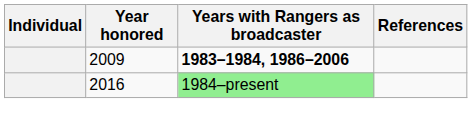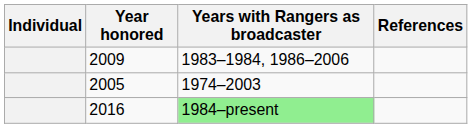(265, 60) bold -> (265, 60) normal
+ row: (107, 85)
